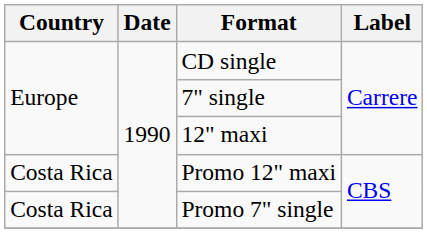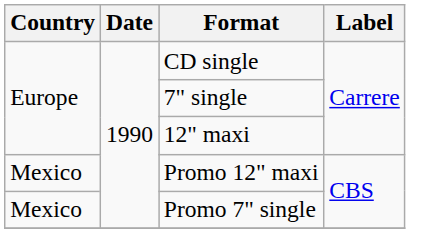(61, 172) Costa Rica -> (46, 172) Mexico
(61, 209) Costa Rica -> (46, 209) Mexico
